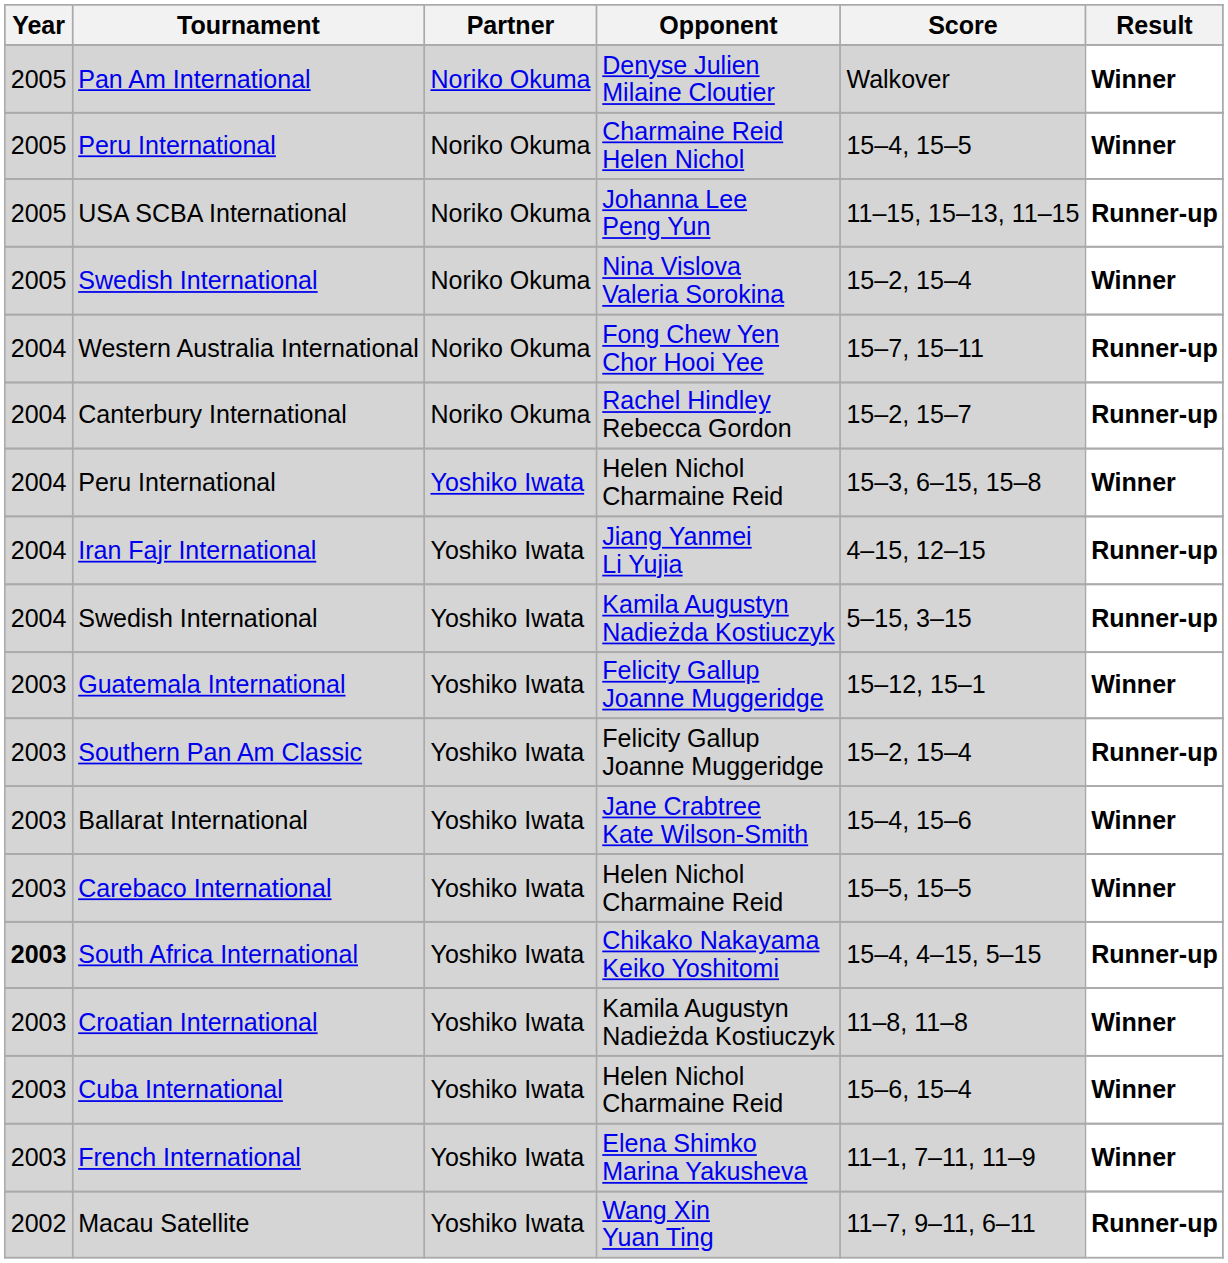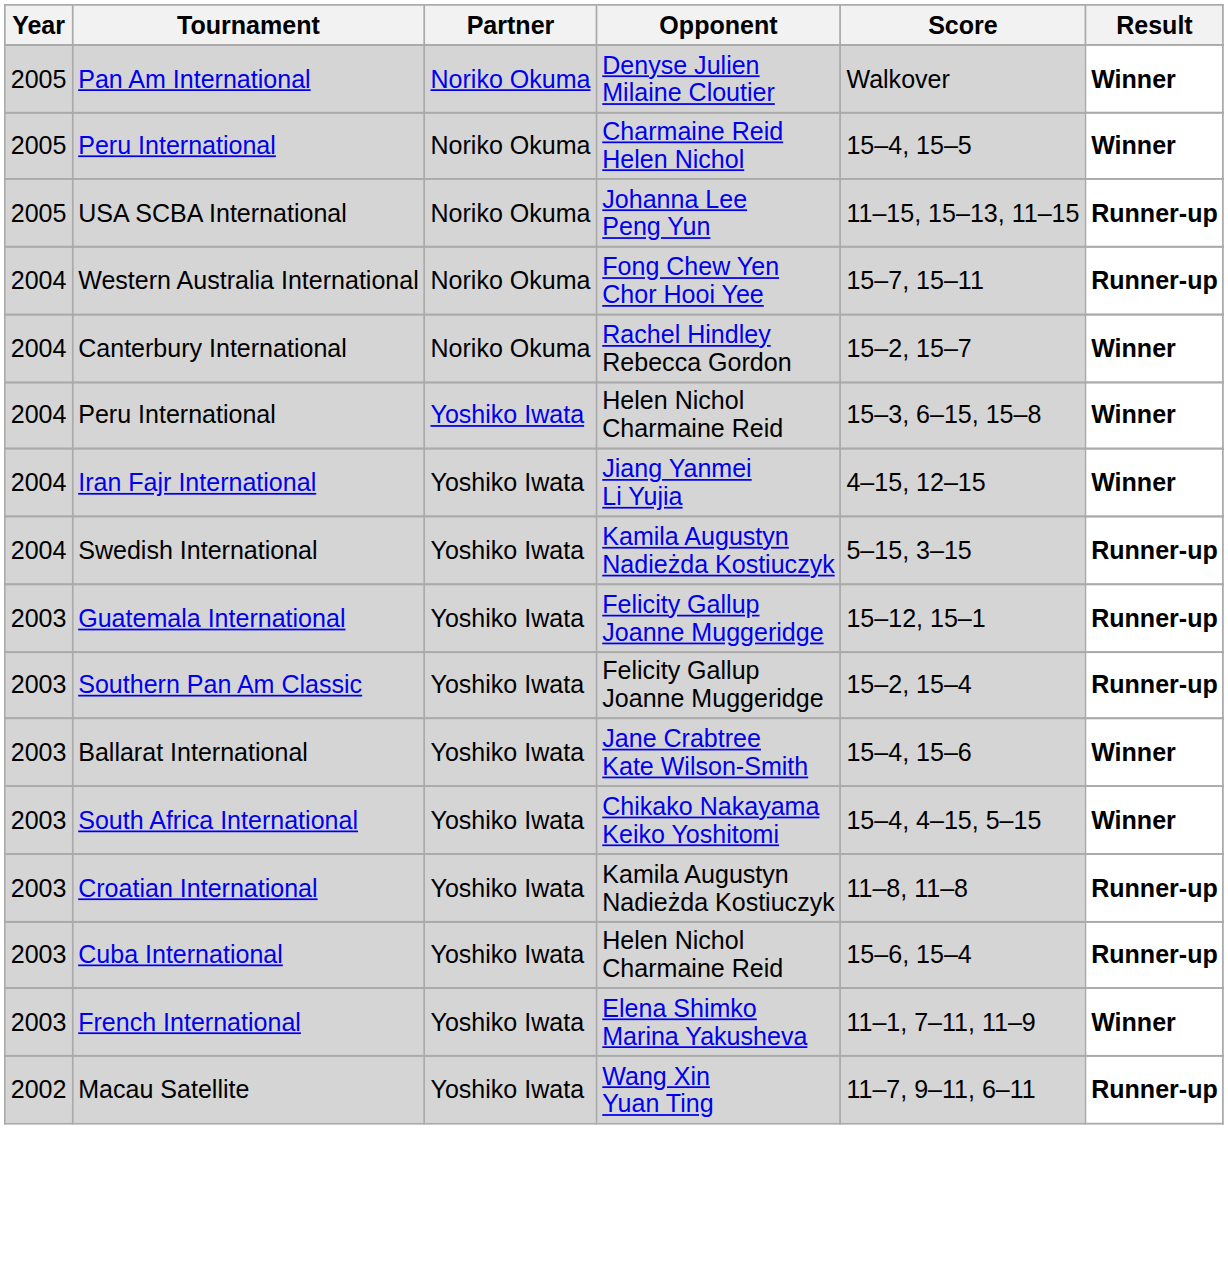- row: (198, 281)
(1154, 416) Runner-up -> (1133, 348) Winner
(1154, 551) Runner-up -> (1133, 483) Winner
(1133, 685) Winner -> (1154, 618) Runner-up
- row: (205, 888)
(39, 955) bold -> (39, 820) normal
(1154, 955) Runner-up -> (1133, 820) Winner
(1133, 1023) Winner -> (1154, 888) Runner-up
(1133, 1090) Winner -> (1154, 955) Runner-up
